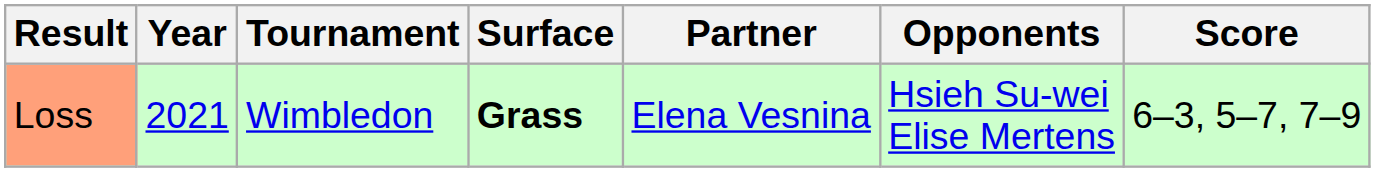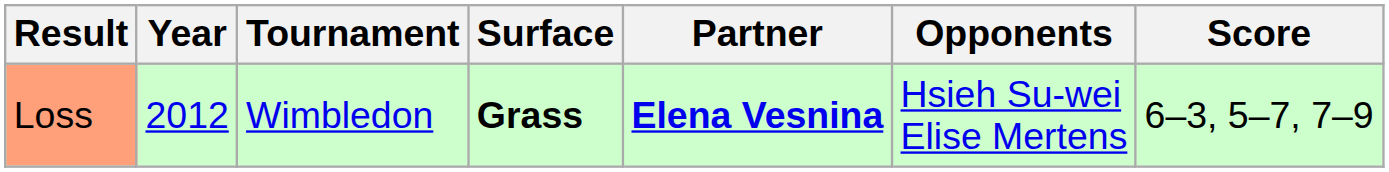(187, 114) 2021 -> (187, 114) 2012
(751, 114) normal -> (757, 114) bold
